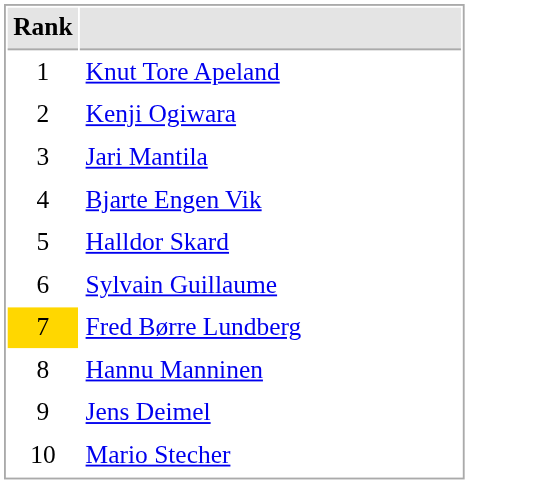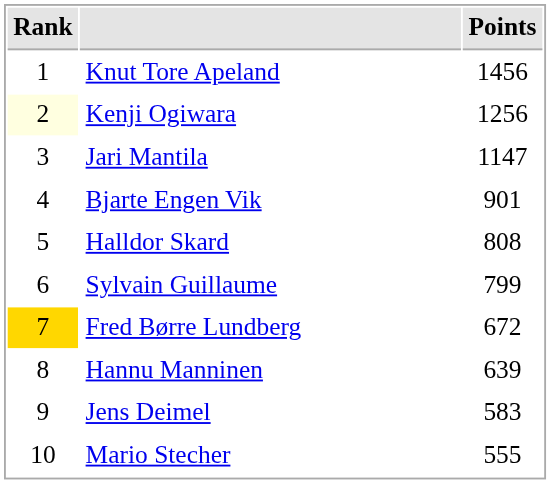+ column: (502, 27)
(43, 114) no background -> (43, 114) lightyellow background
